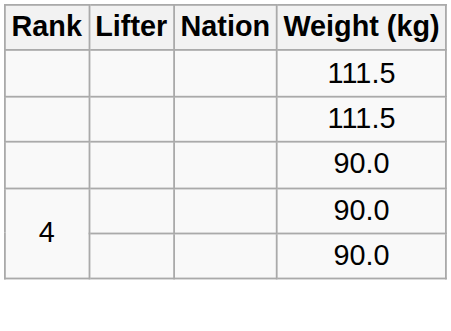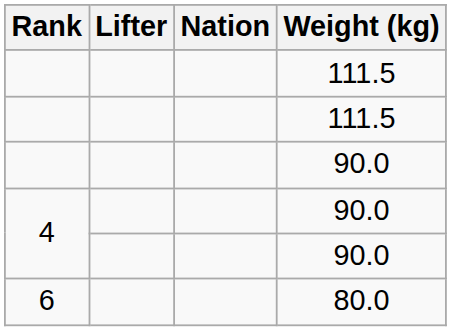+ row: (47, 301)
